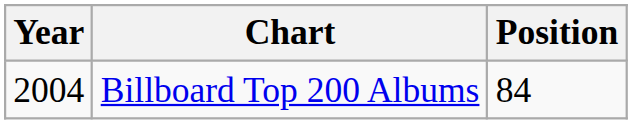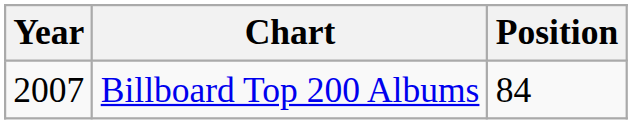(49, 88) 2004 -> (49, 88) 2007
